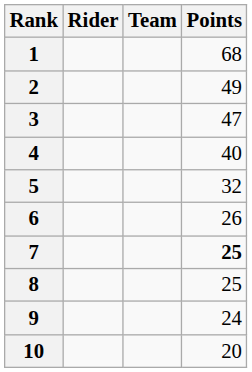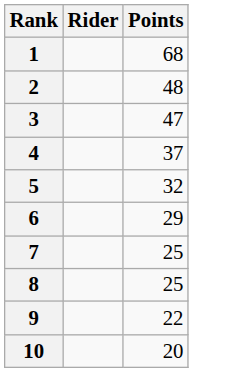- column: (152, 20)
(232, 86) 49 -> (173, 86) 48
(232, 152) 40 -> (173, 152) 37
(232, 218) 26 -> (173, 218) 29
(232, 251) bold -> (173, 251) normal
(232, 317) 24 -> (173, 317) 22
